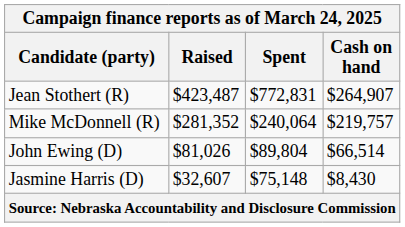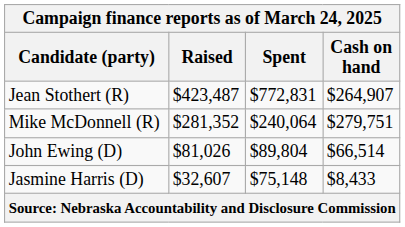(360, 123) $219,757 -> (360, 123) $279,751
(351, 179) $8,430 -> (351, 179) $8,433
